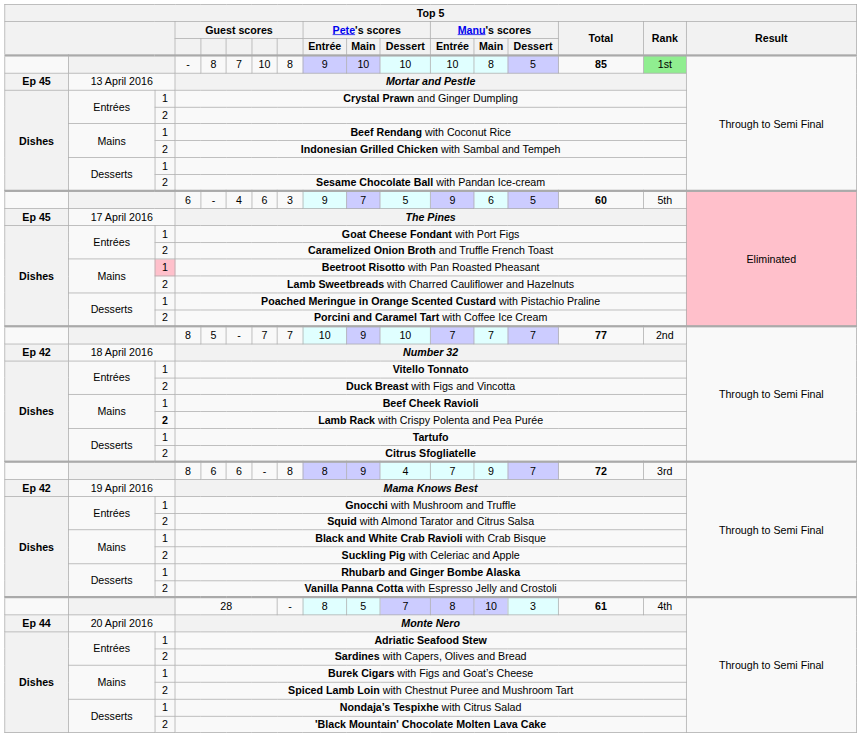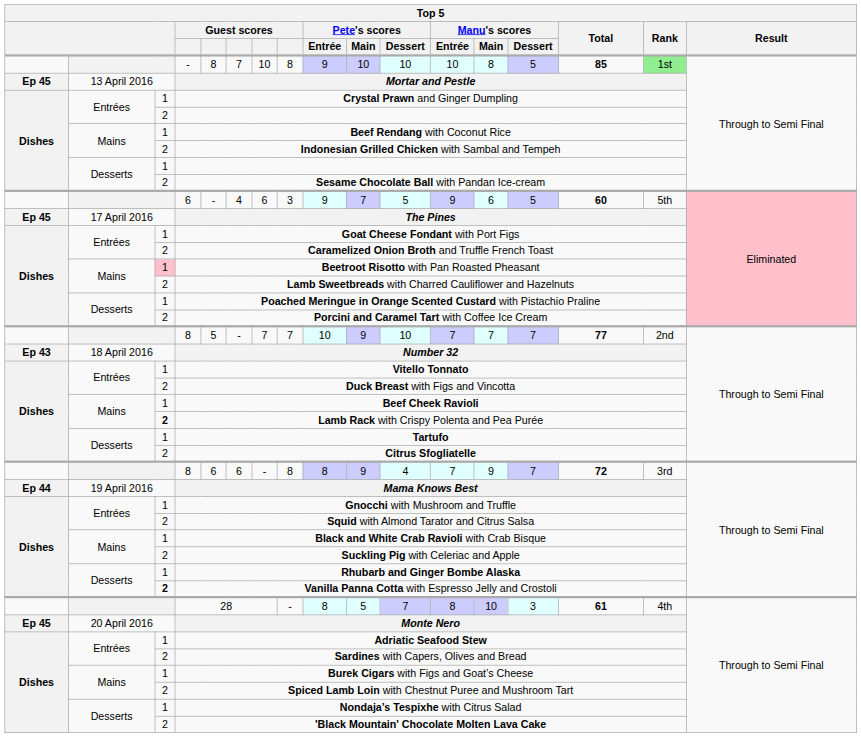(37, 353) Ep 42 -> (37, 353) Ep 43
(37, 488) Ep 42 -> (37, 488) Ep 44
(165, 589) normal -> (165, 589) bold
(37, 624) Ep 44 -> (37, 624) Ep 45
